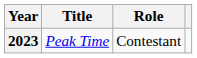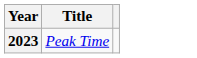- column: (149, 16)
